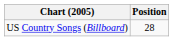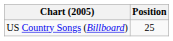(149, 28) 28 -> (149, 28) 25
